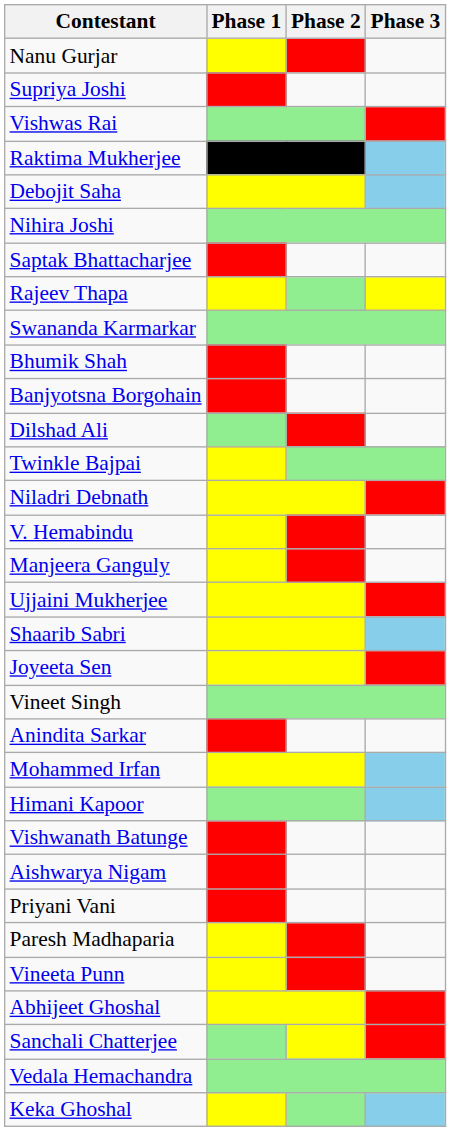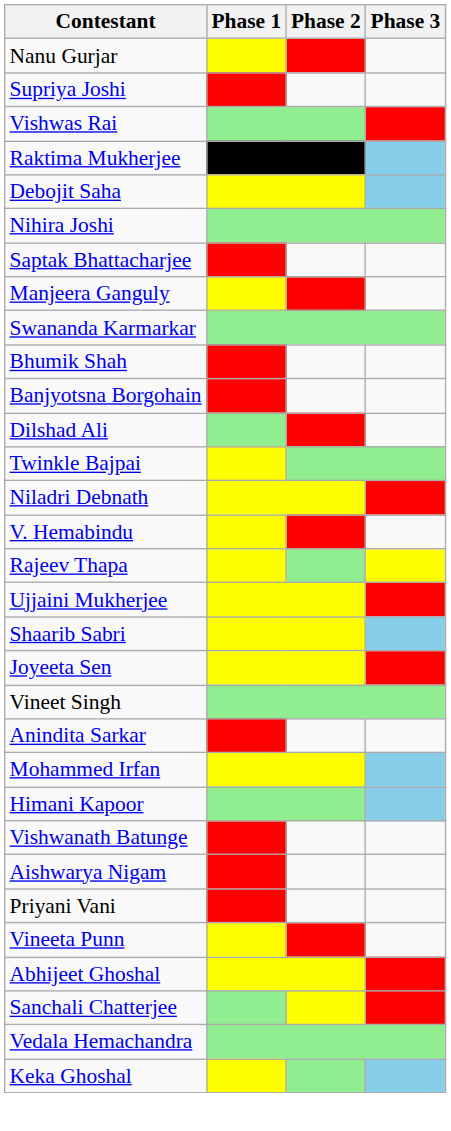rows swapped: (90, 565) <-> (69, 293)
- row: (92, 939)
